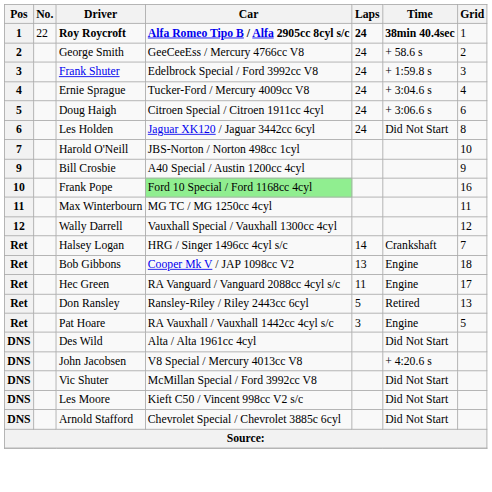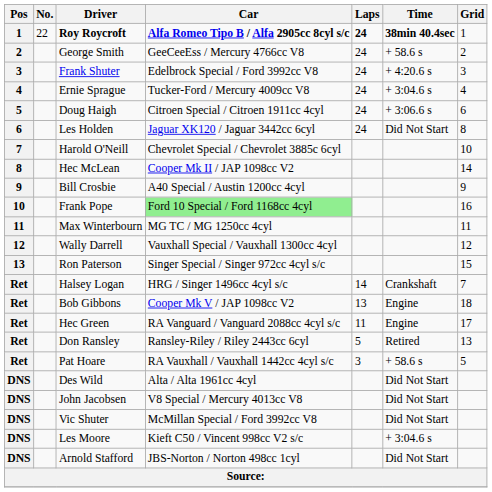(408, 71) + 1:59.8 s -> (408, 71) + 4:20.6 s
(224, 148) JBS-Norton / Norton 498cc 1cyl -> (244, 148) Chevrolet Special / Chevrolet 3885c 6cyl
+ row: (89, 168)
+ row: (90, 264)
(402, 322) Engine -> (404, 361) + 58.6 s
(408, 361) + 4:20.6 s -> (417, 399) Did Not Start
(417, 399) Did Not Start -> (408, 438) + 3:04.6 s
(244, 418) Chevrolet Special / Chevrolet 3885c 6cyl -> (224, 457) JBS-Norton / Norton 498cc 1cyl
